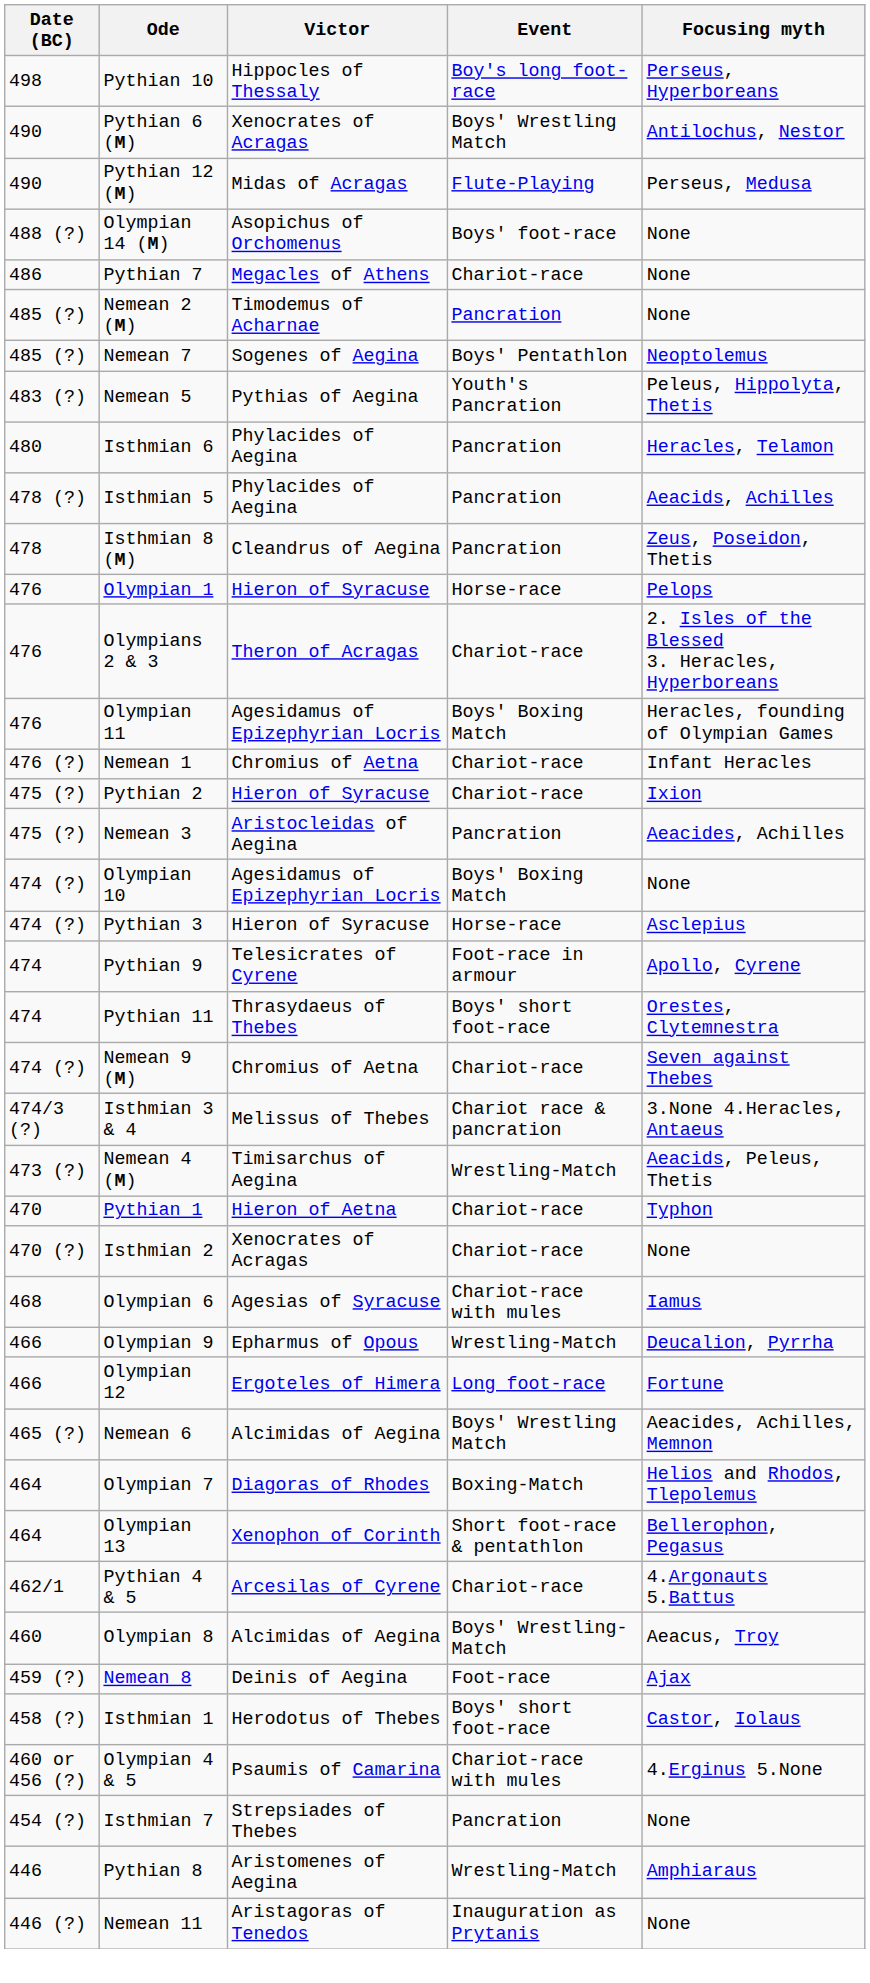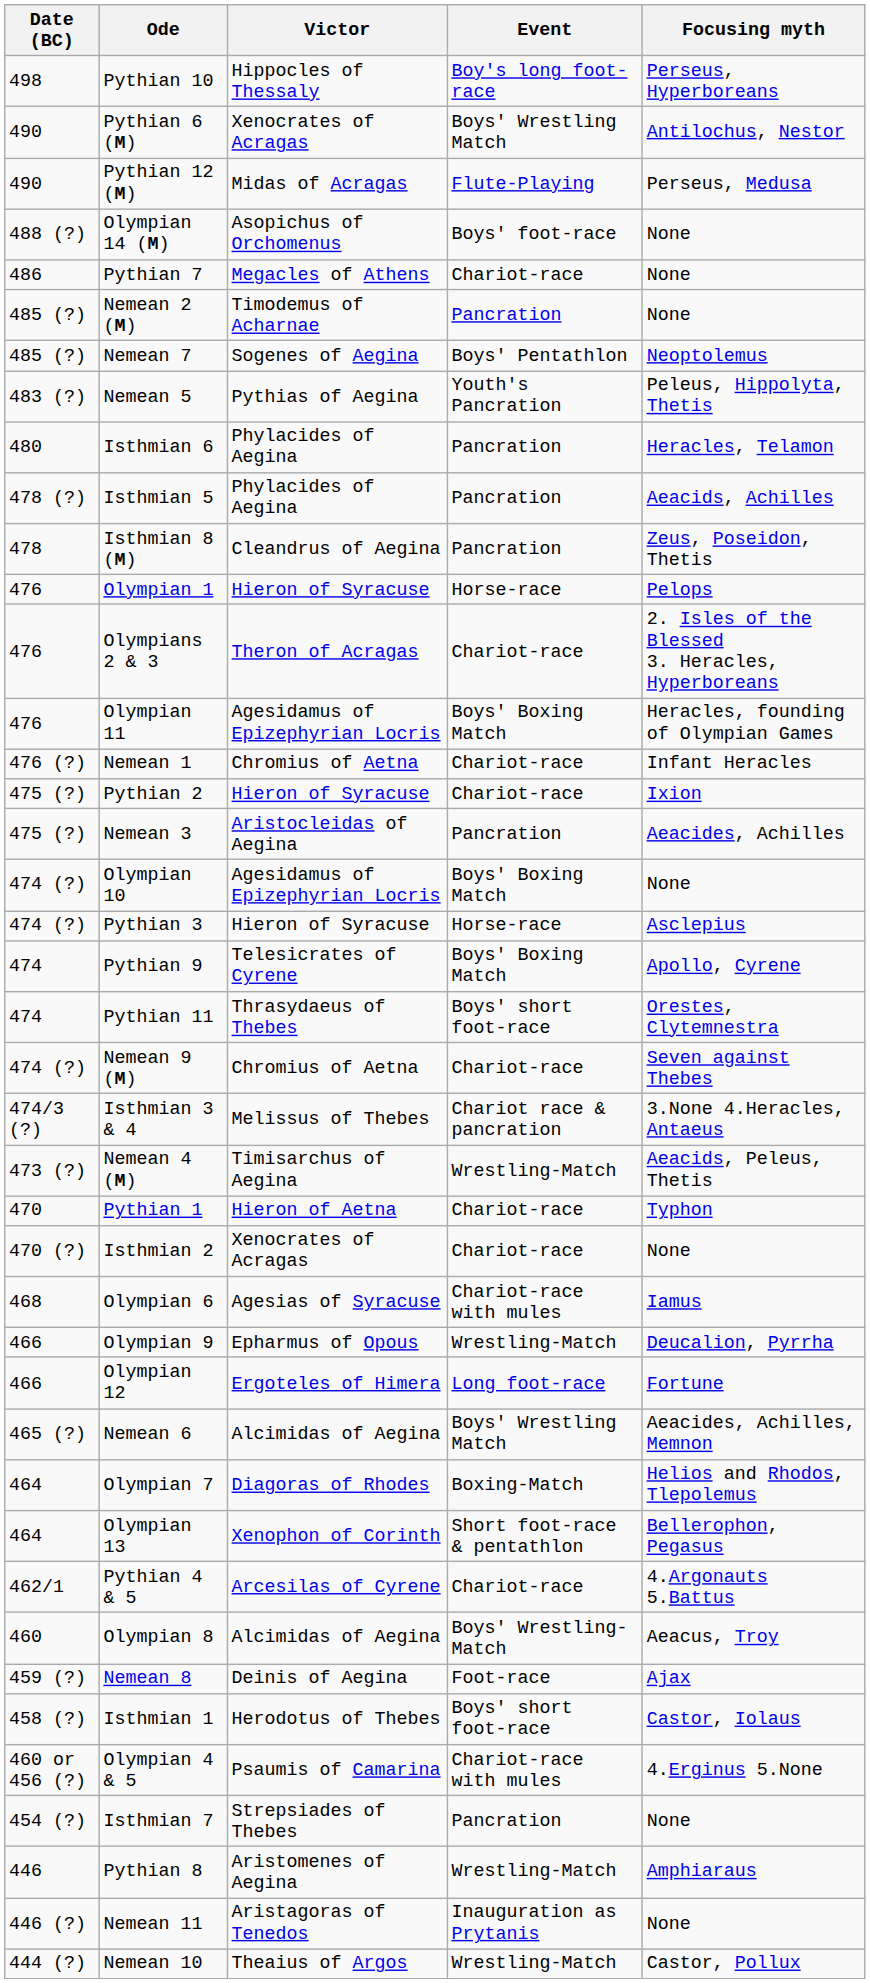(517, 966) Foot-race in armour -> (517, 966) Boys' Boxing Match
+ row: (153, 1964)
